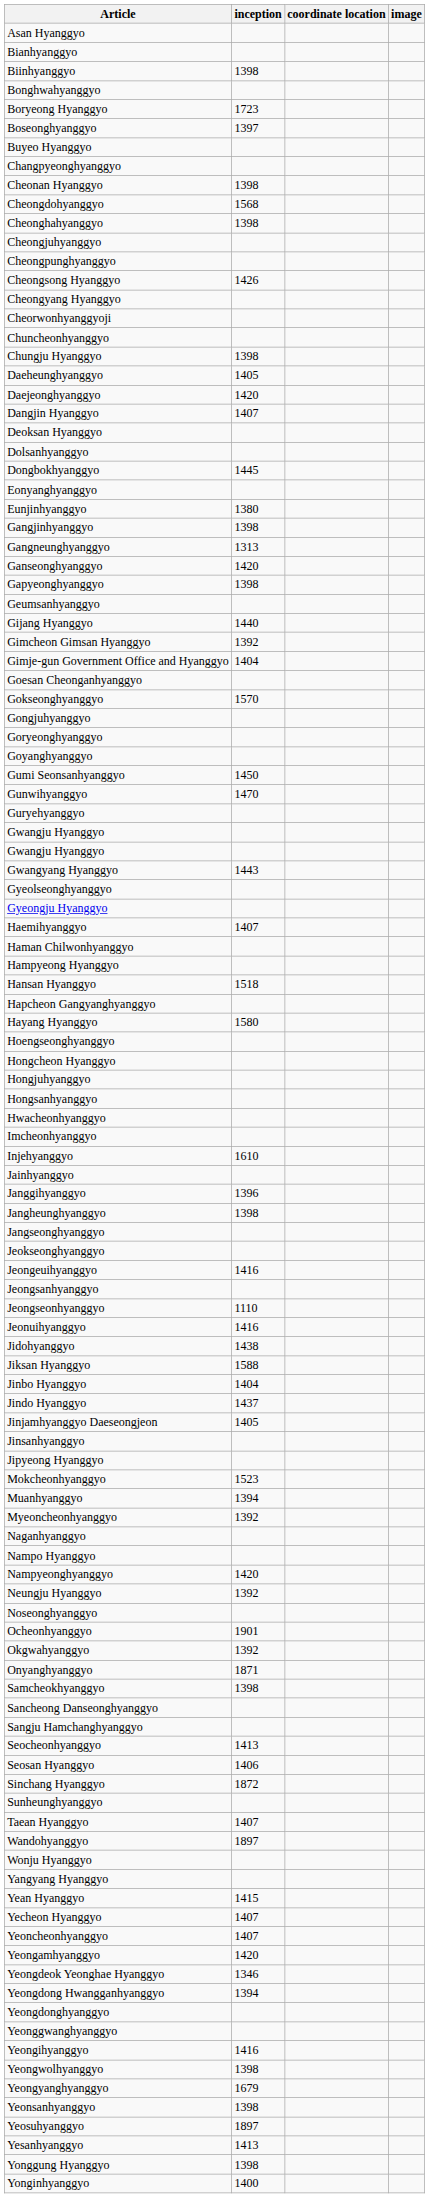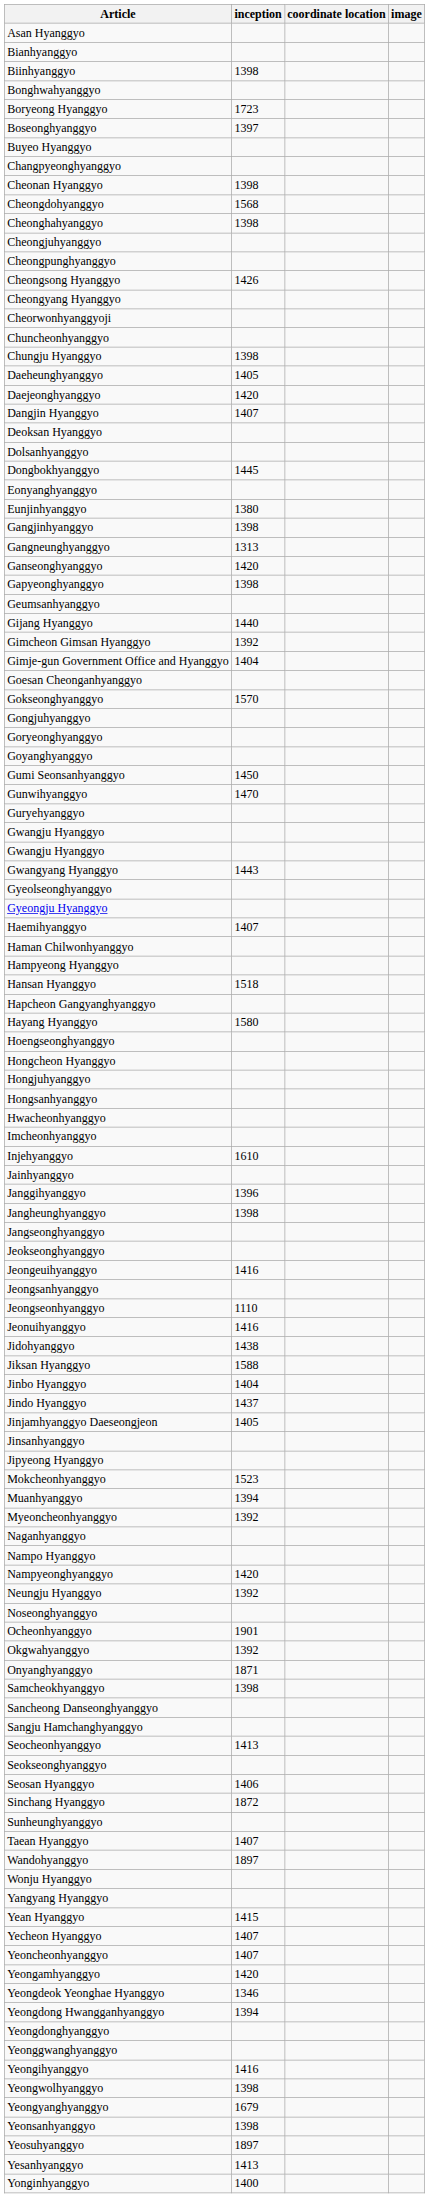+ row: (57, 1764)
- row: (58, 2164)
